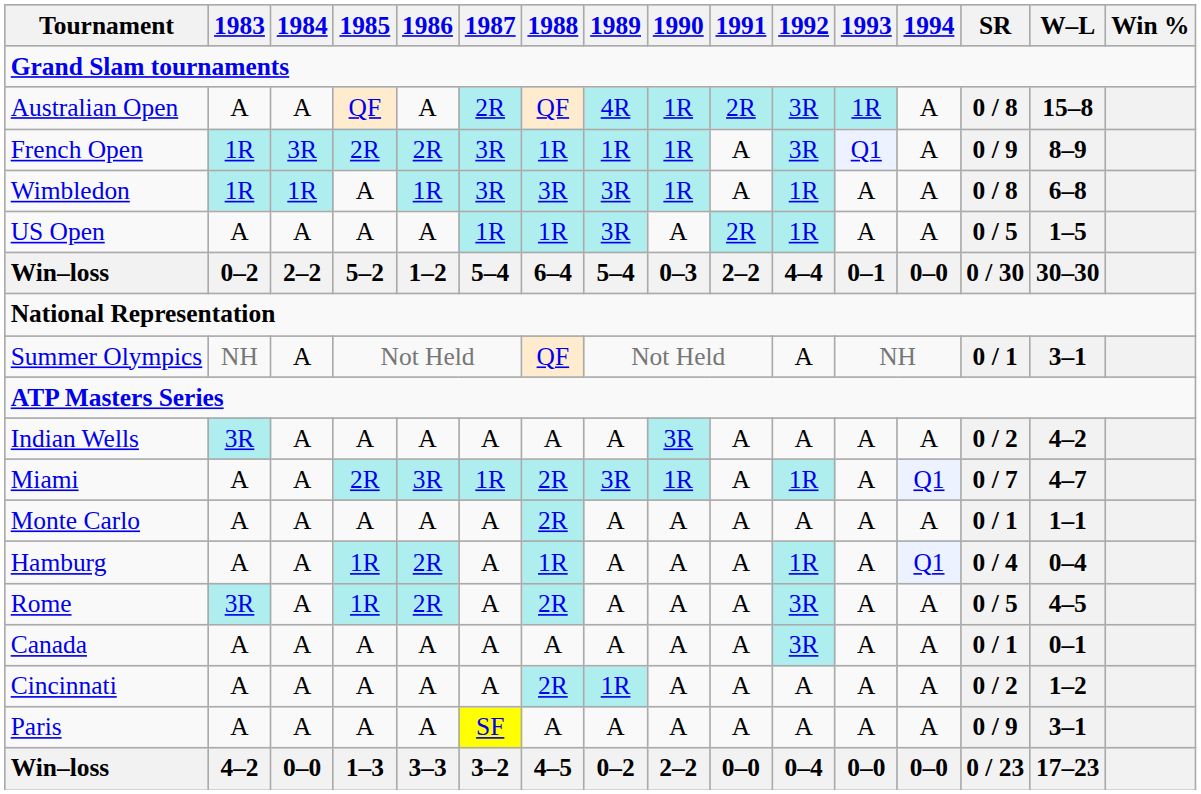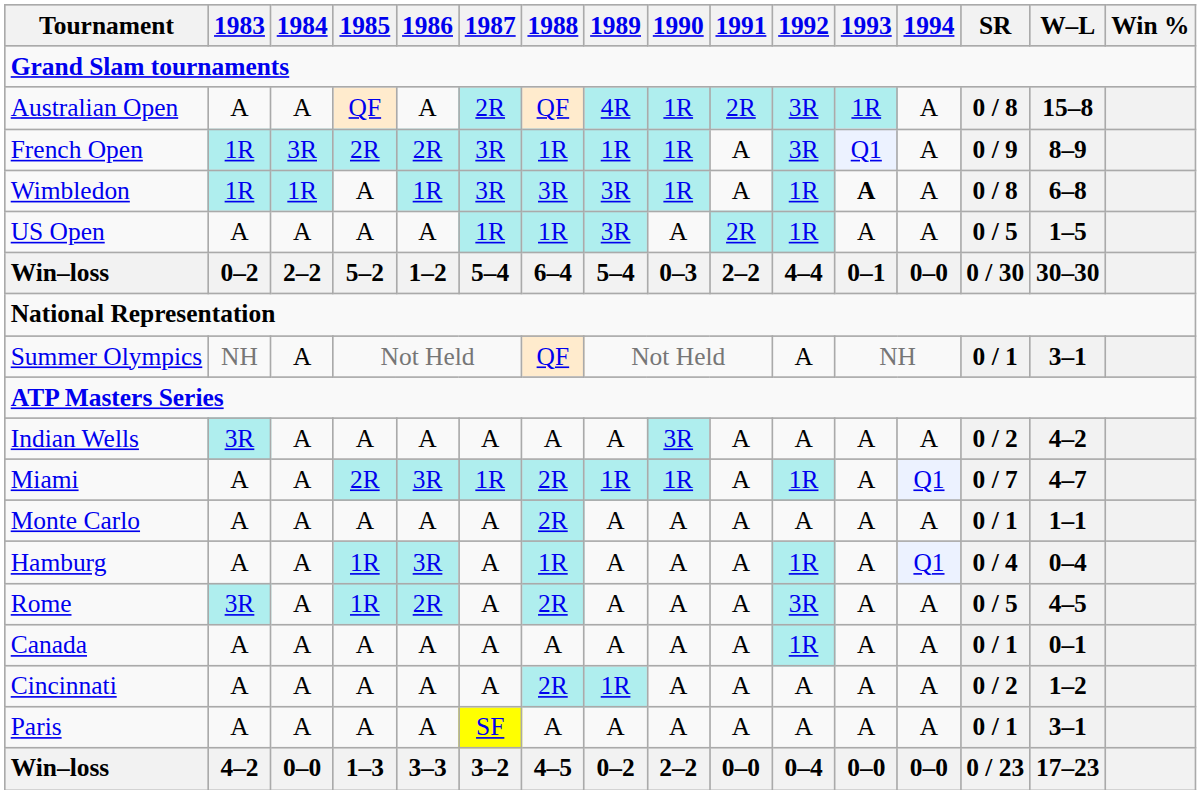(866, 189) normal -> (866, 189) bold
(616, 479) 3R -> (616, 479) 1R
(428, 561) 2R -> (428, 561) 3R
(804, 644) 3R -> (804, 644) 1R
(995, 726) 0 / 9 -> (995, 726) 0 / 1
